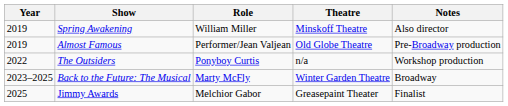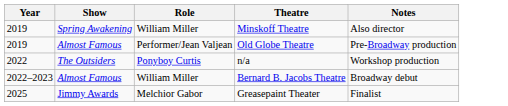+ row: (291, 77)
- row: (343, 77)
